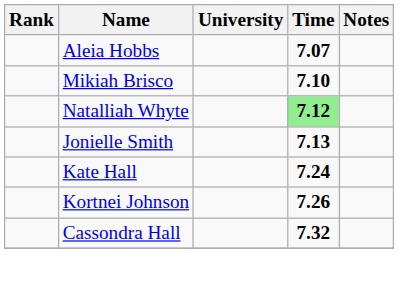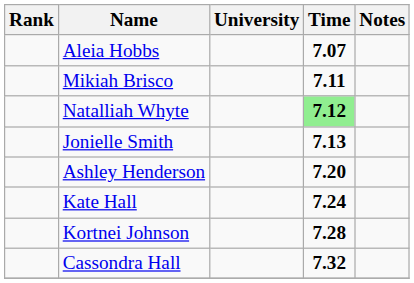(313, 80) 7.10 -> (329, 80) 7.11
+ row: (134, 171)
(313, 202) 7.26 -> (329, 232) 7.28
